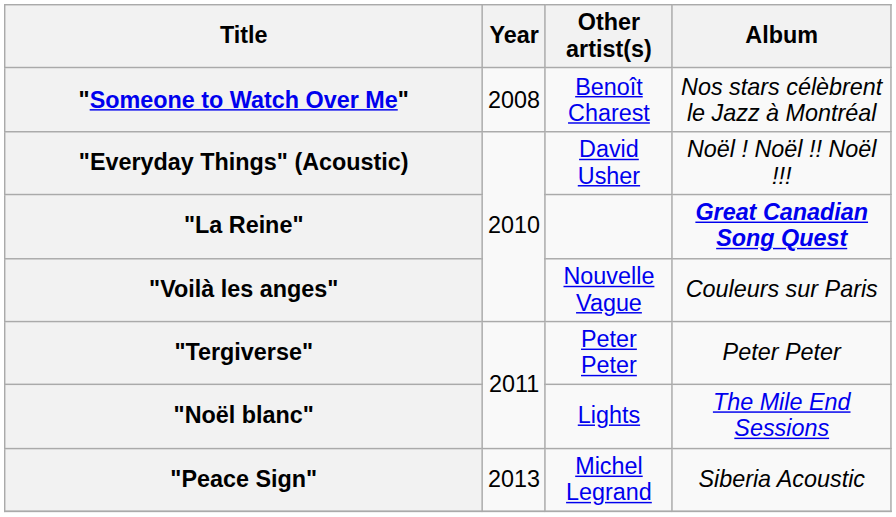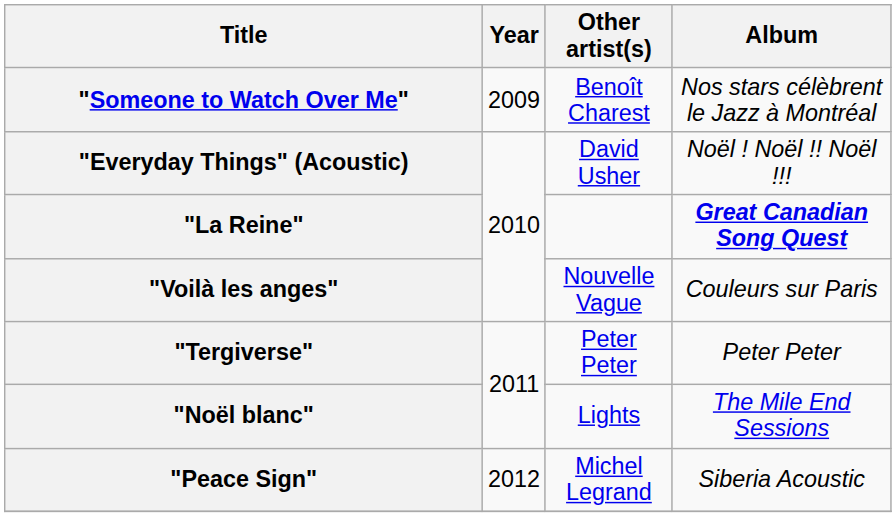(514, 99) 2008 -> (514, 99) 2009
(514, 479) 2013 -> (514, 479) 2012
